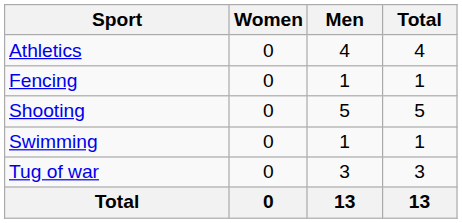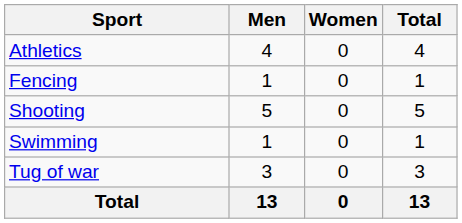columns swapped: (345, 19) <-> (268, 19)
